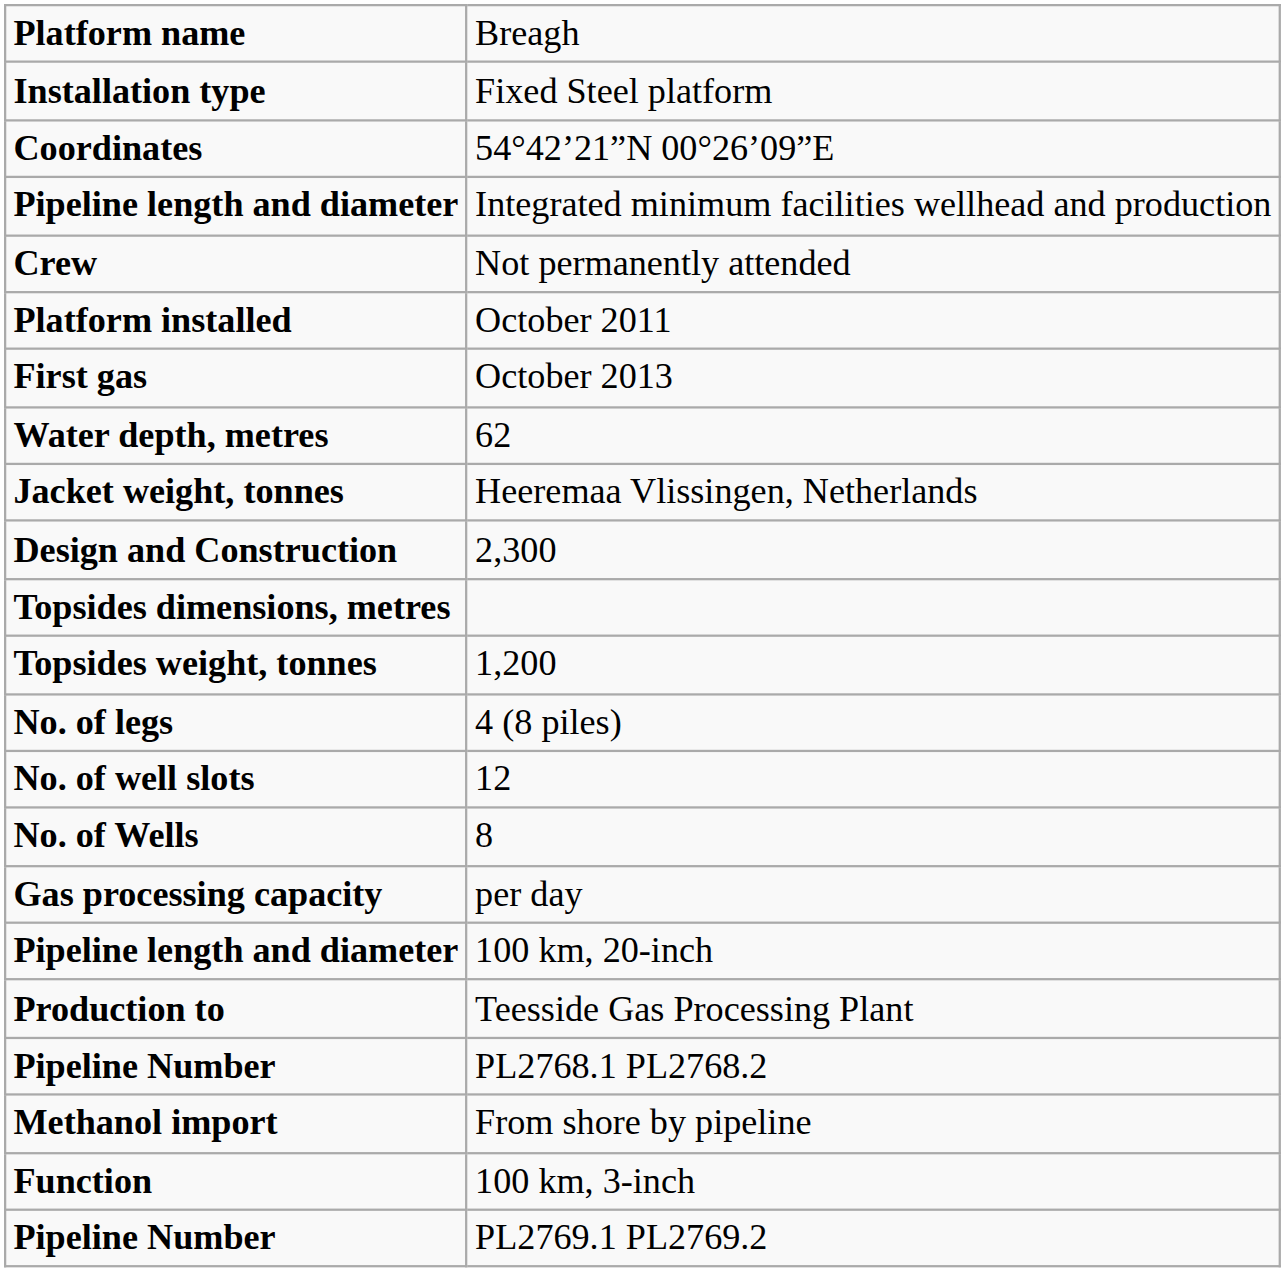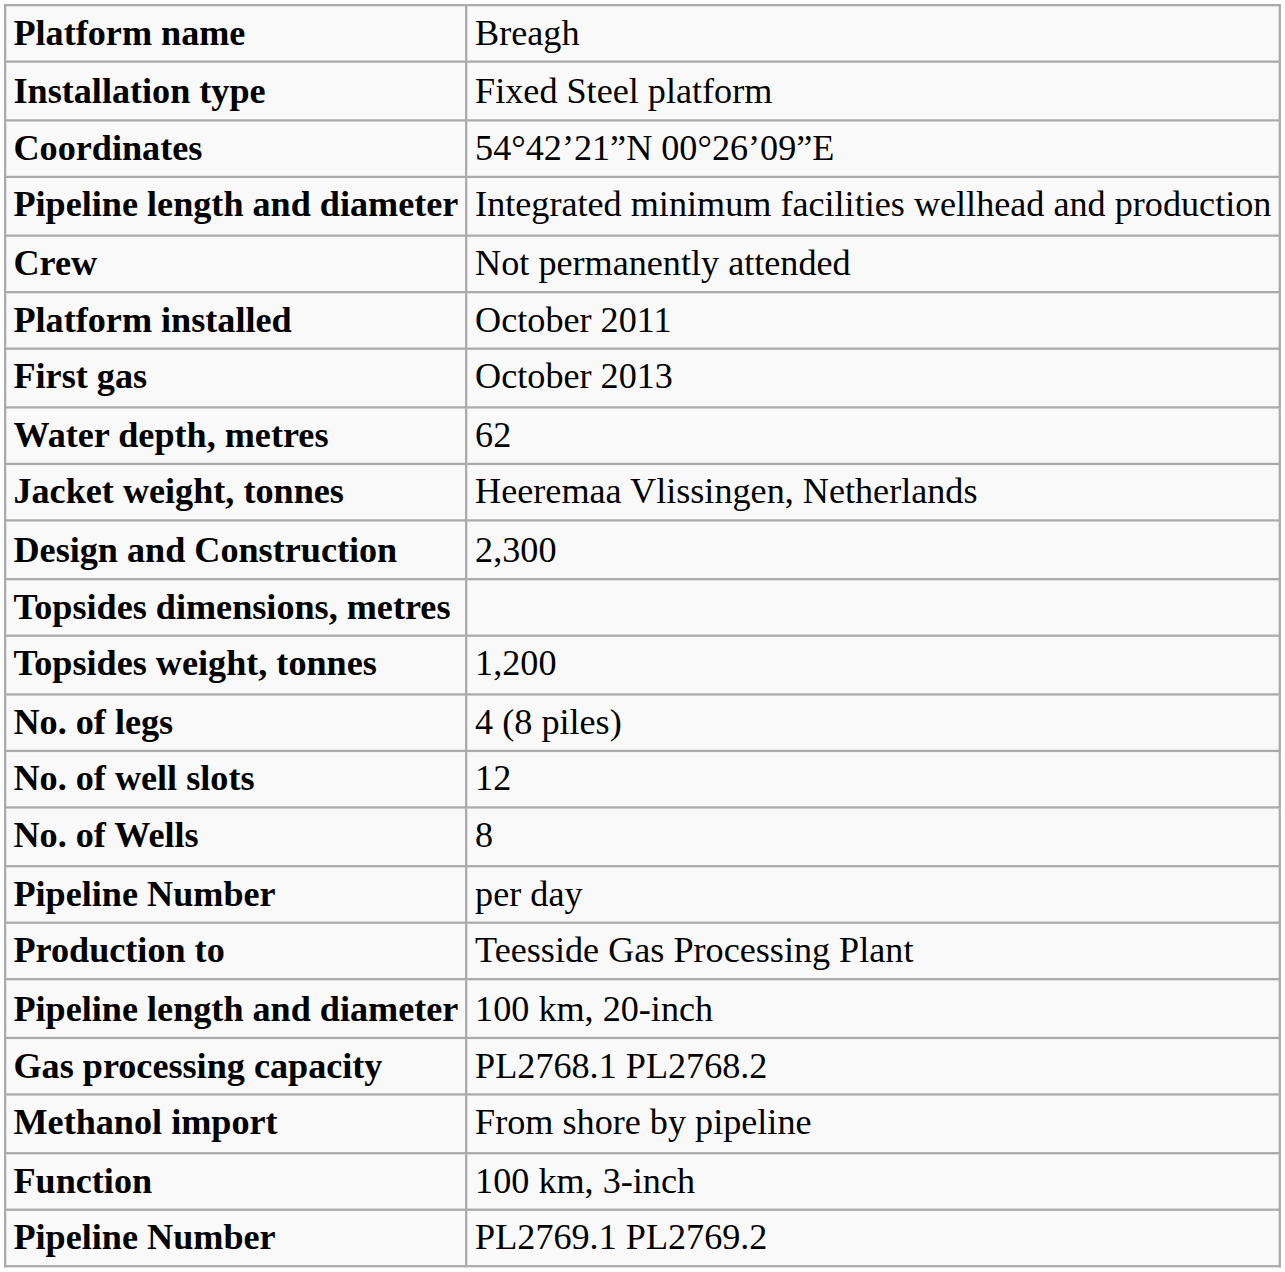(198, 893) Gas processing capacity -> (145, 893) Pipeline Number
rows swapped: (694, 1008) <-> (594, 950)
(145, 1065) Pipeline Number -> (198, 1065) Gas processing capacity
